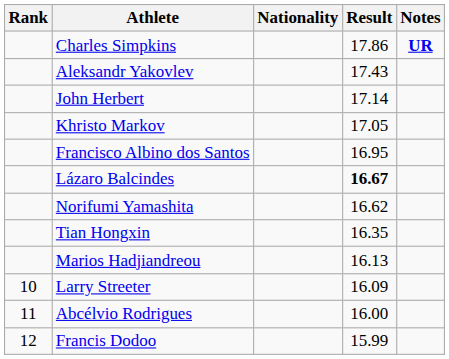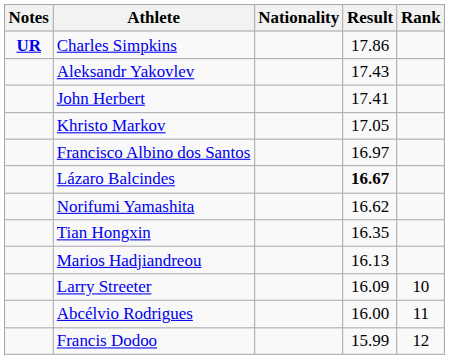columns swapped: (28, 17) <-> (420, 17)
(369, 98) 17.14 -> (370, 98) 17.41
(369, 152) 16.95 -> (370, 152) 16.97
